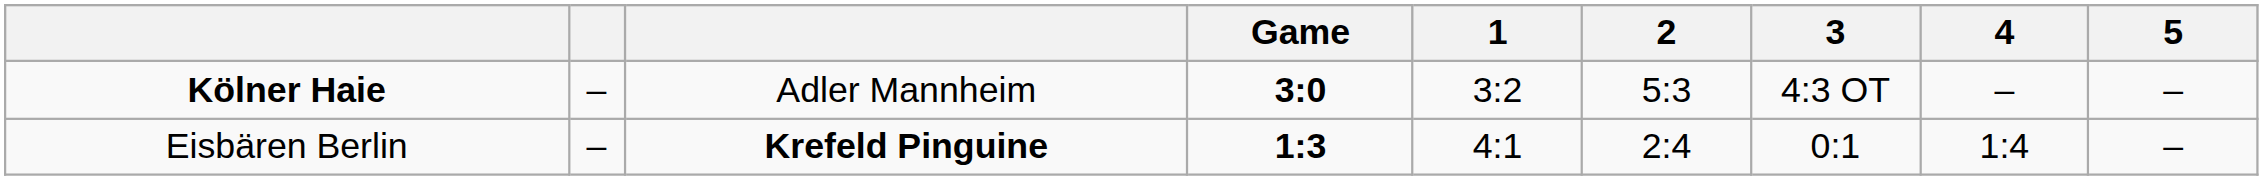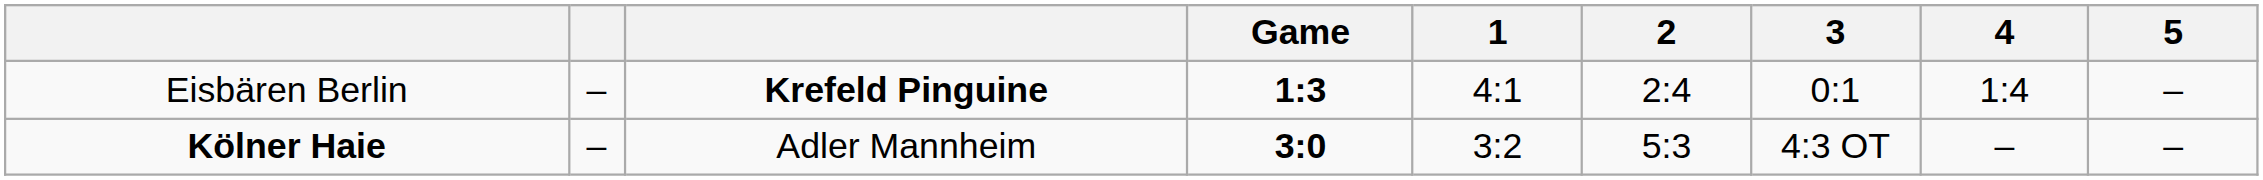rows swapped: (287, 145) <-> (287, 89)
